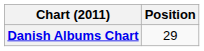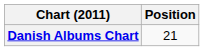(170, 35) 29 -> (170, 35) 21
